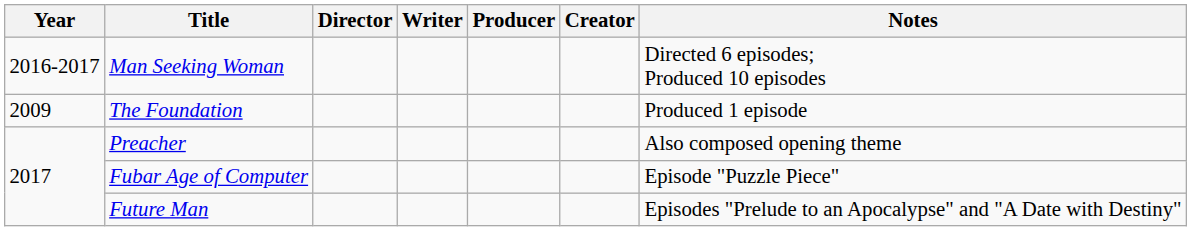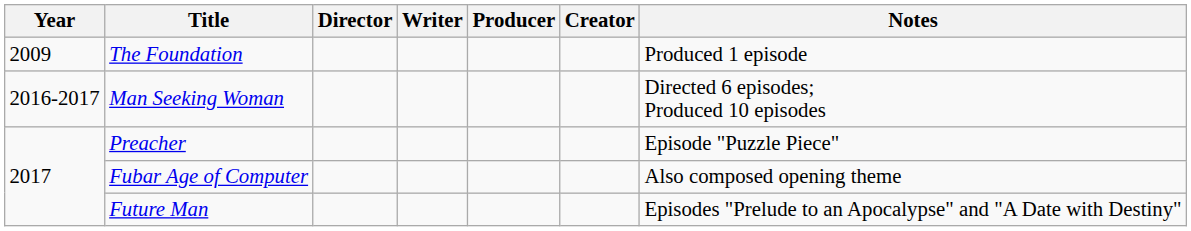rows swapped: (176, 110) <-> (197, 65)
(773, 143) Also composed opening theme -> (742, 143) Episode "Puzzle Piece"
(742, 176) Episode "Puzzle Piece" -> (773, 176) Also composed opening theme
